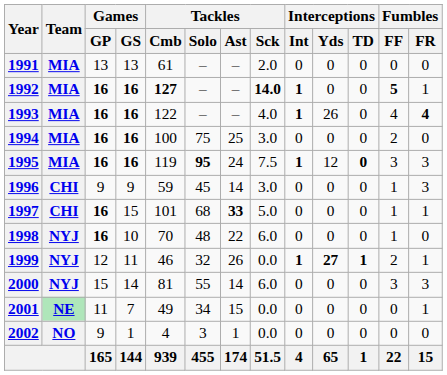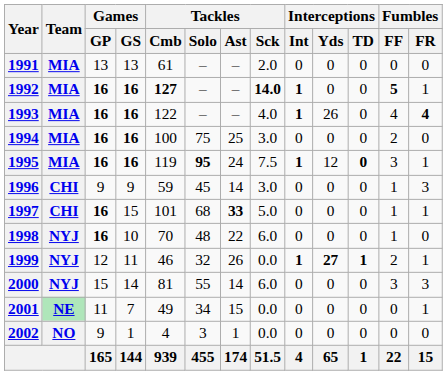(425, 162) 3 -> (425, 162) 1
